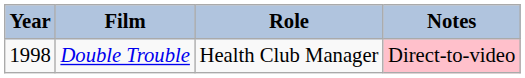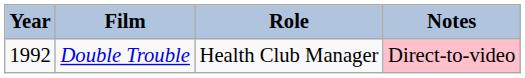(30, 55) 1998 -> (30, 55) 1992
